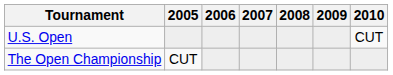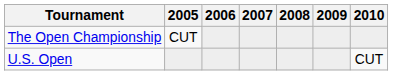rows swapped: (40, 37) <-> (84, 59)
